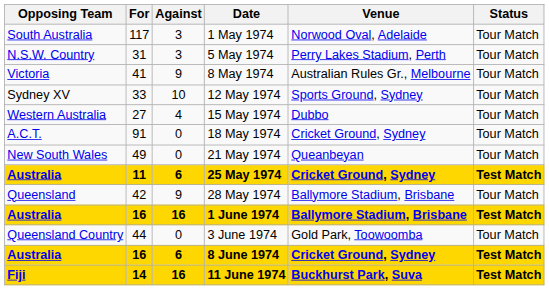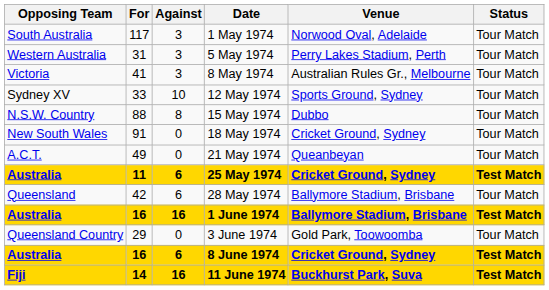(51, 54) N.S.W. Country -> (57, 54) Western Australia
(178, 74) 9 -> (178, 74) 3
(57, 114) Western Australia -> (51, 114) N.S.W. Country
(139, 114) 27 -> (139, 114) 88
(178, 114) 4 -> (178, 114) 8
(25, 134) A.C.T. -> (57, 134) New South Wales
(57, 154) New South Wales -> (25, 154) A.C.T.
(178, 194) 9 -> (178, 194) 6
(139, 235) 44 -> (139, 235) 29
